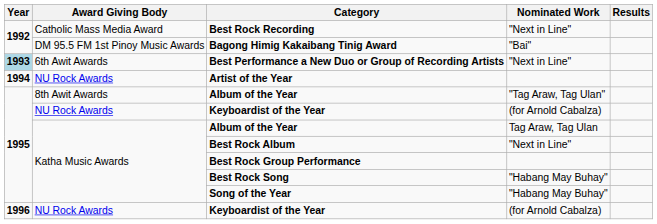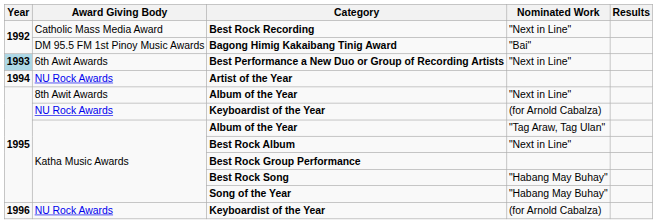(557, 95) "Tag Araw, Tag Ulan" -> (540, 95) "Next in Line"
(553, 128) Tag Araw, Tag Ulan -> (557, 128) "Tag Araw, Tag Ulan"
